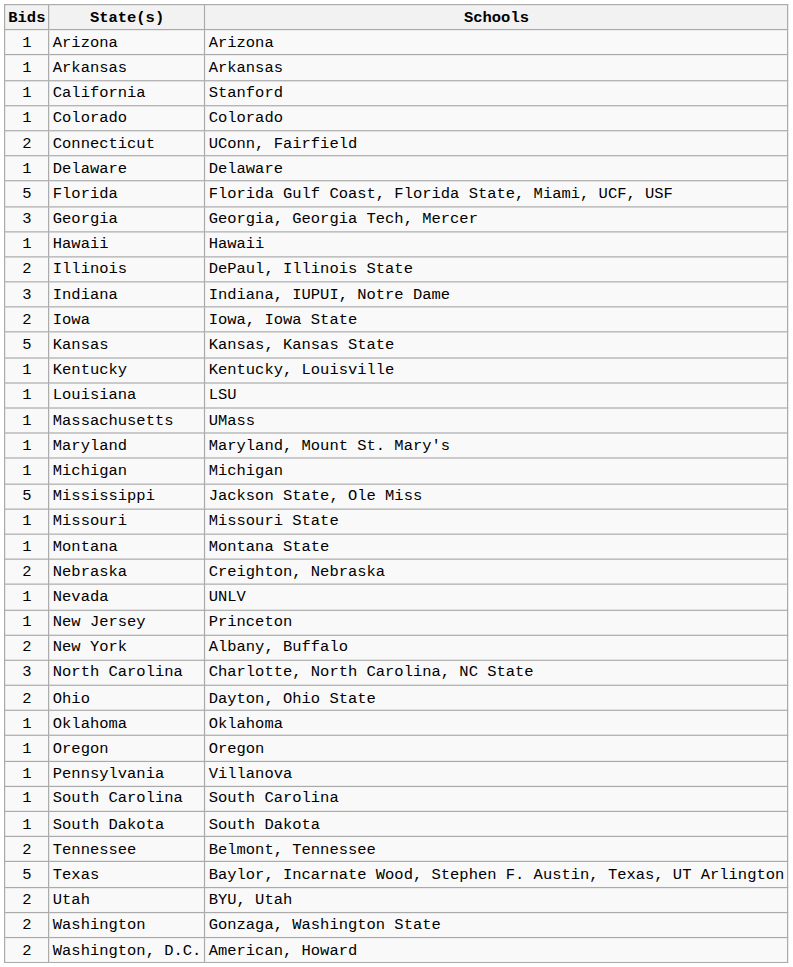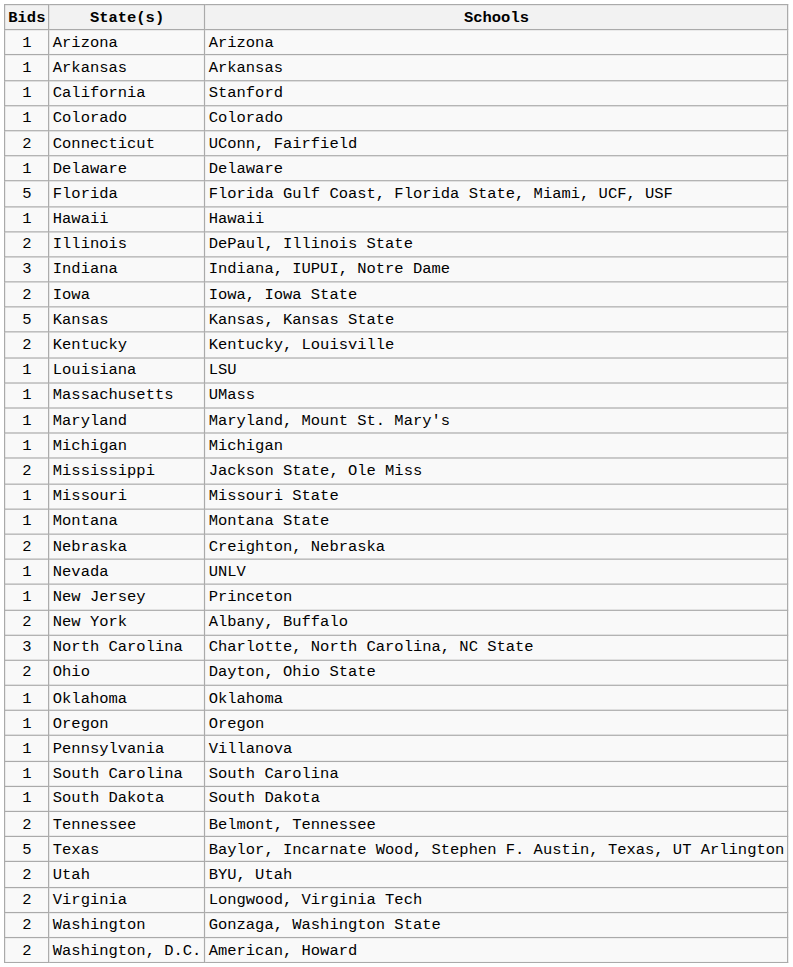- row: (85, 219)
(27, 370) 1 -> (27, 345) 2
(27, 496) 5 -> (27, 471) 2
+ row: (90, 900)
